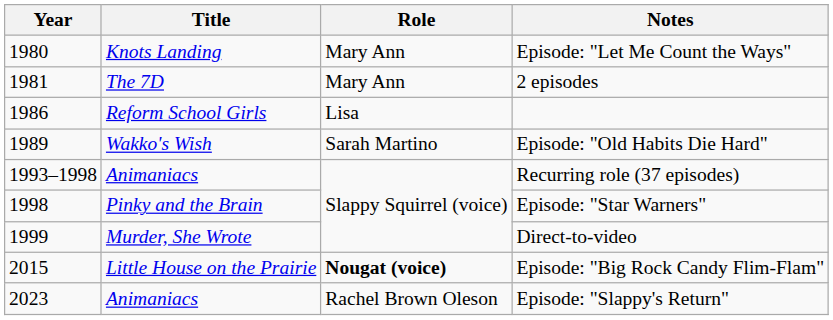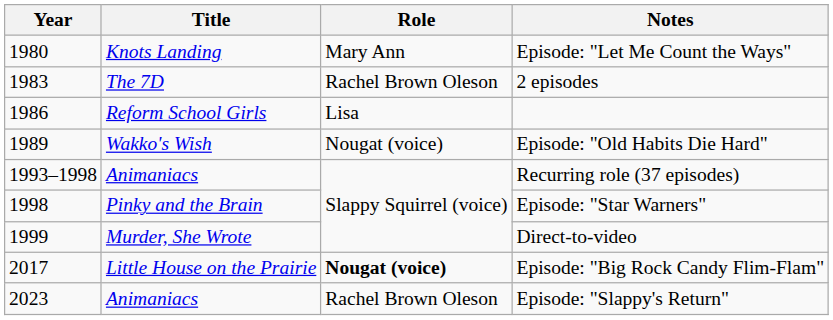(29, 81) 1981 -> (29, 81) 1983
(365, 81) Mary Ann -> (412, 81) Rachel Brown Oleson
(381, 143) Sarah Martino -> (384, 143) Nougat (voice)
(29, 267) 2015 -> (29, 267) 2017
